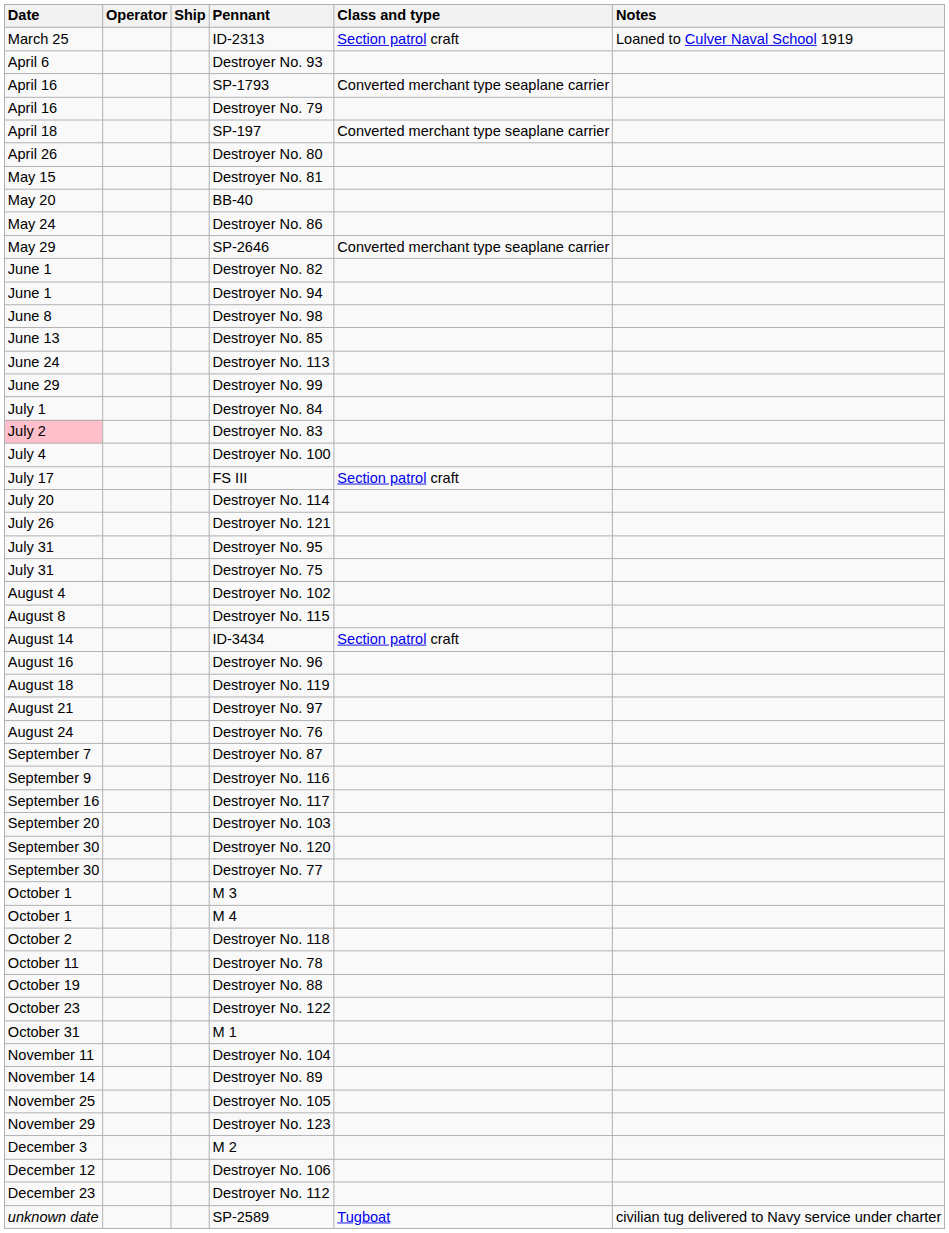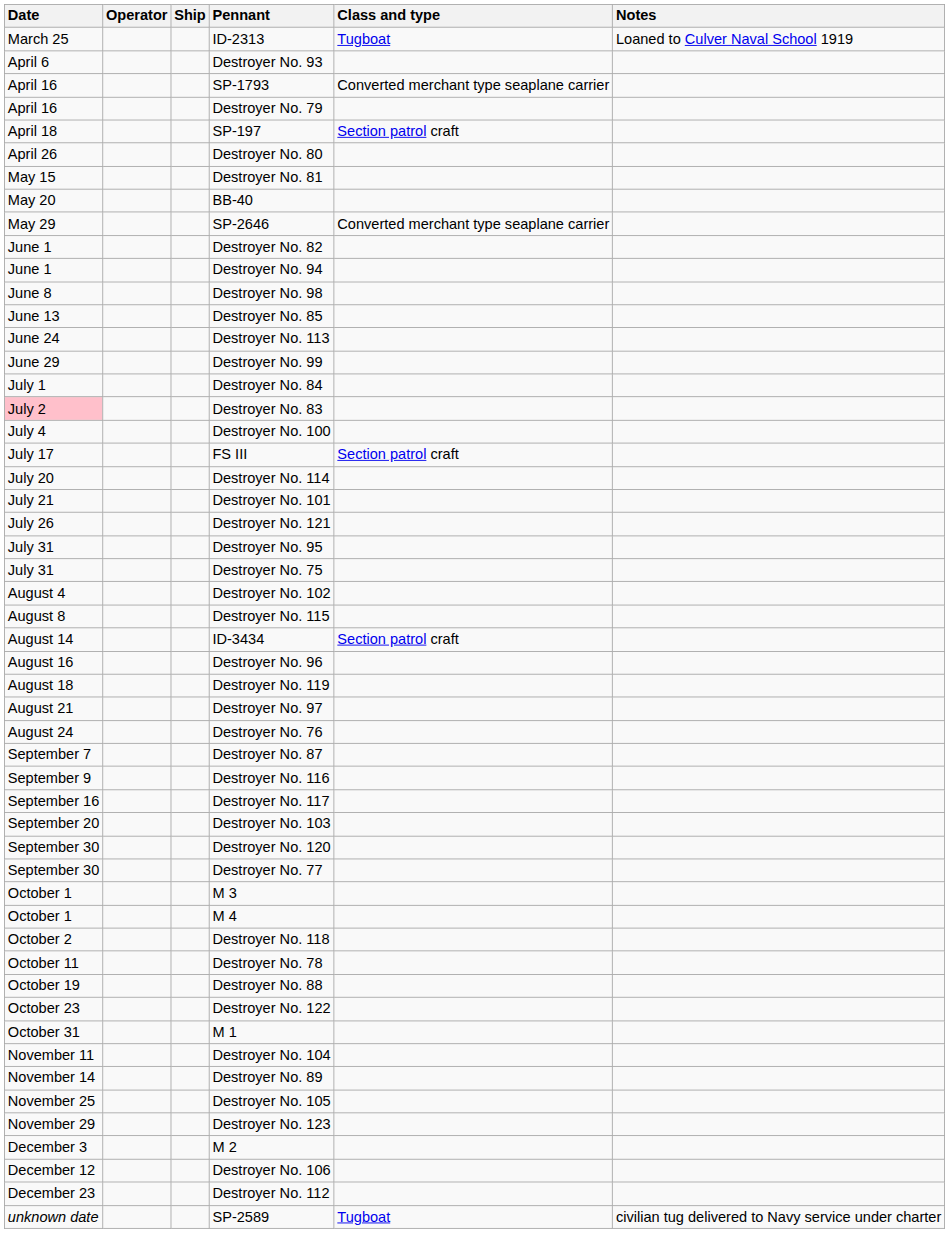(398, 39) Section patrol craft -> (364, 39) Tugboat
(473, 131) Converted merchant type seaplane carrier -> (398, 131) Section patrol craft
- row: (267, 223)
+ row: (272, 500)
